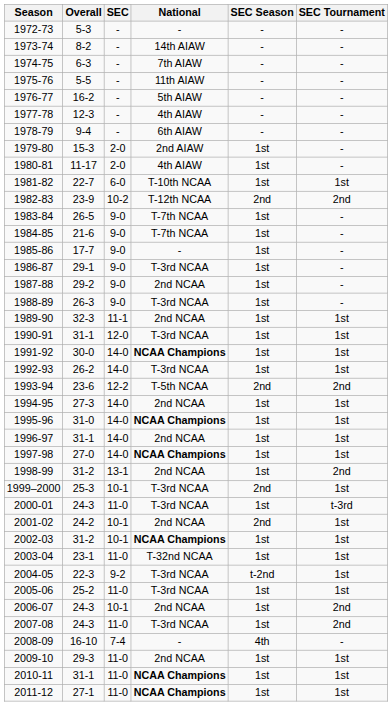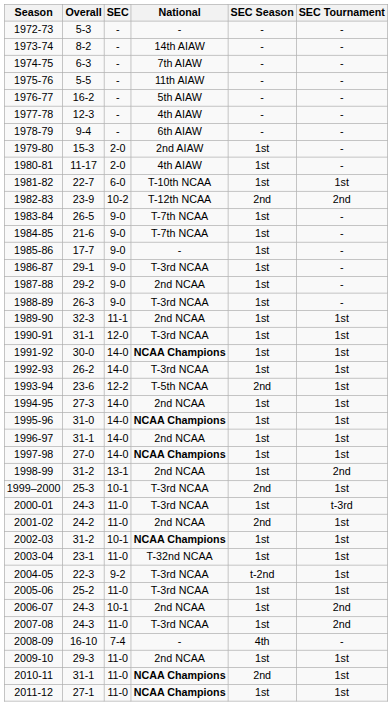(342, 387) 2nd -> (342, 387) 1st
(118, 523) 10-1 -> (118, 523) 11-0
(262, 676) 1st -> (262, 676) 2nd
